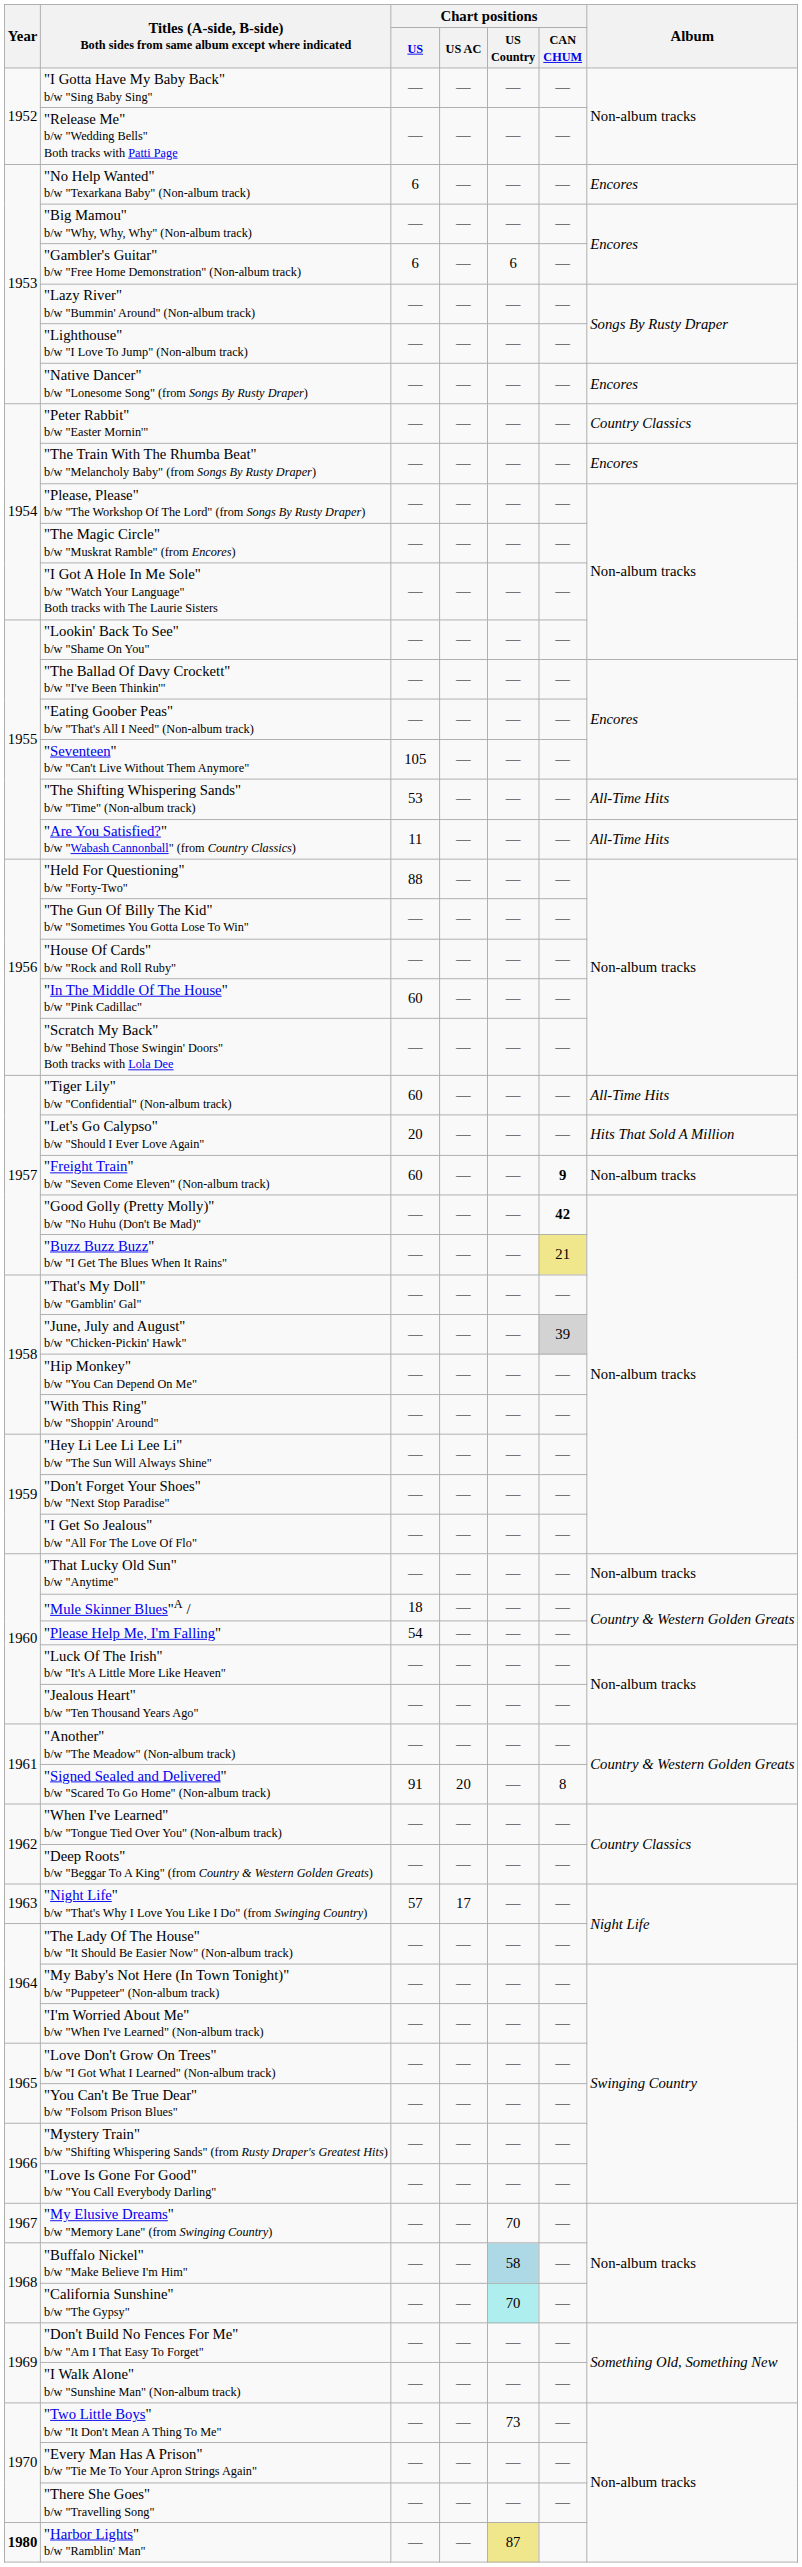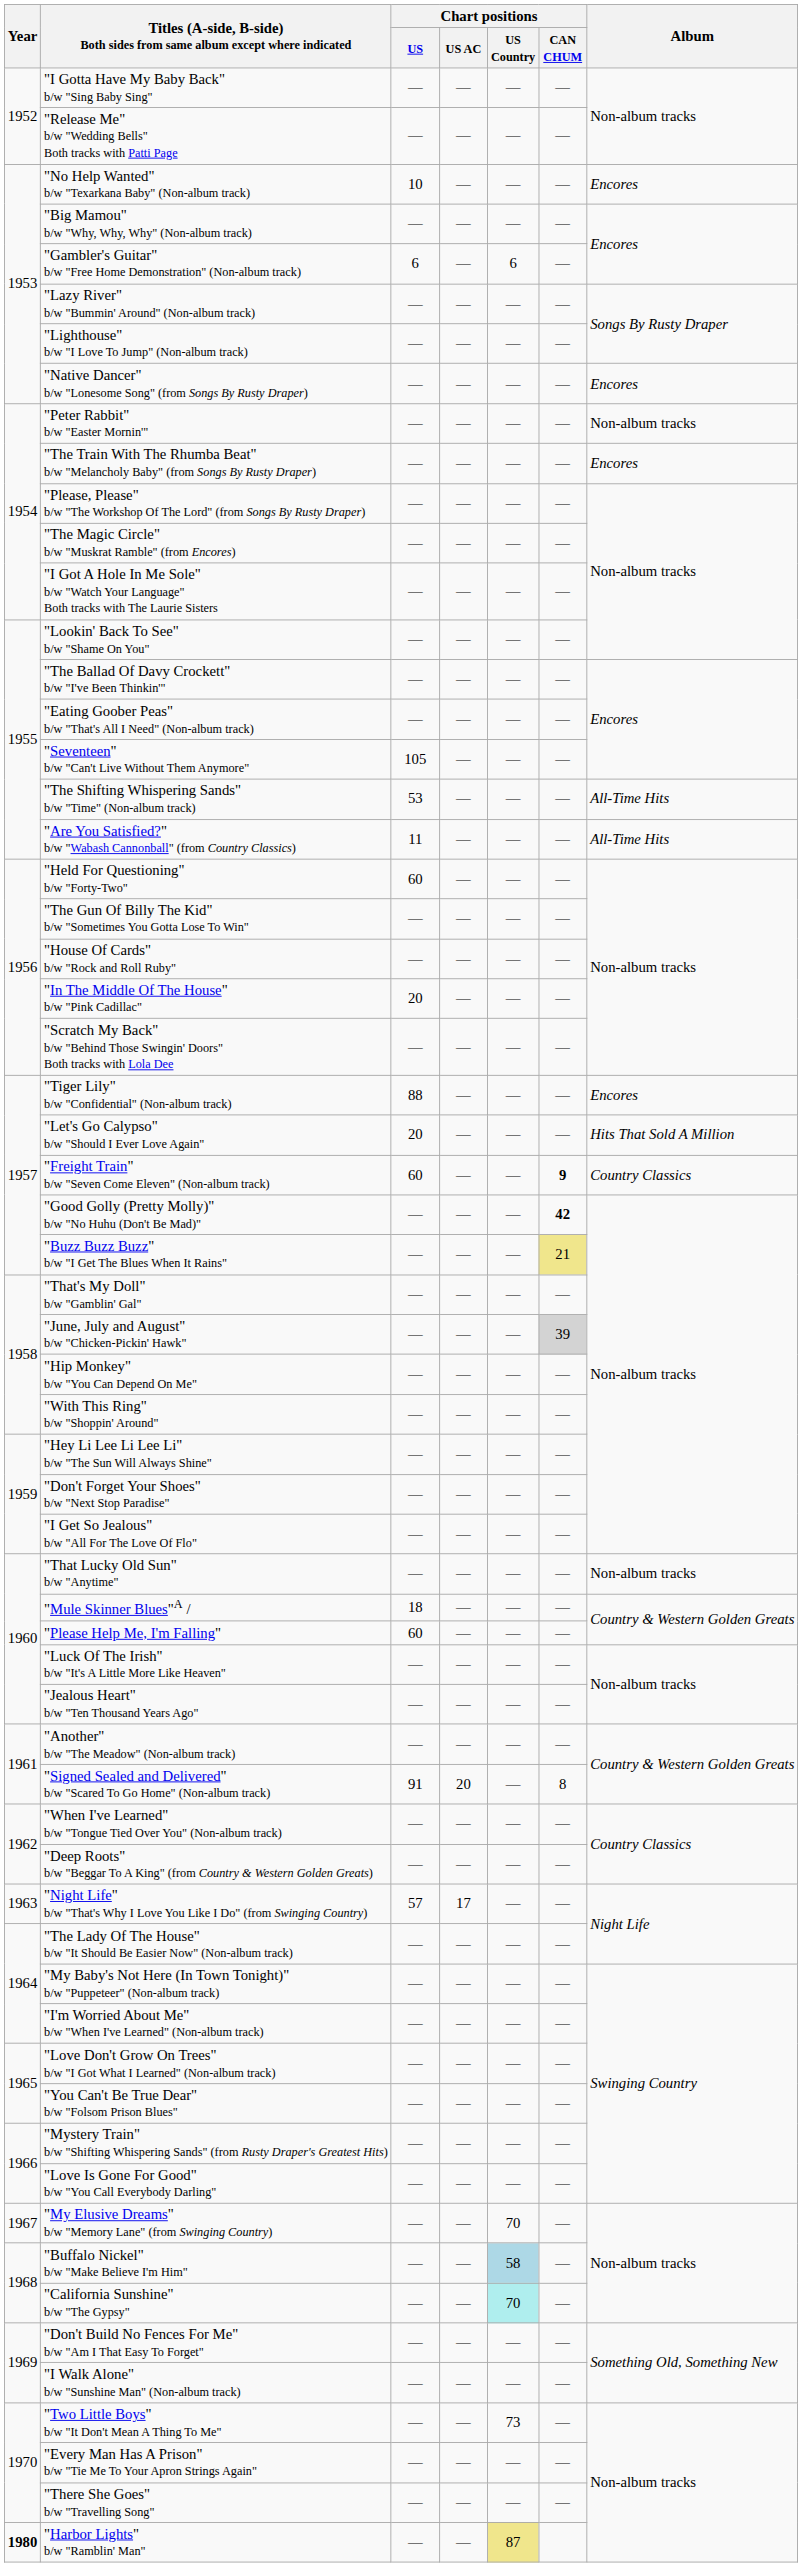(415, 184) 6 -> (415, 184) 10
(641, 423) Country Classics -> (643, 423) Non-album tracks
(415, 879) 88 -> (415, 879) 60
(415, 998) 60 -> (415, 998) 20
(415, 1095) 60 -> (415, 1095) 88
(630, 1095) All-Time Hits -> (614, 1095) Encores
(643, 1174) Non-album tracks -> (641, 1174) Country Classics
(415, 1632) 54 -> (415, 1632) 60
